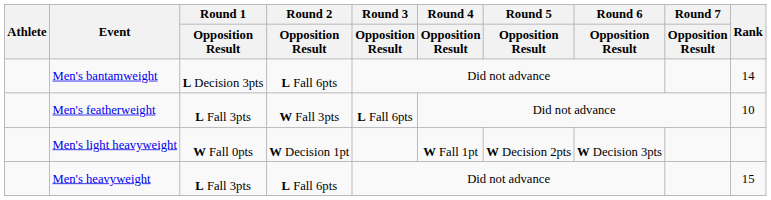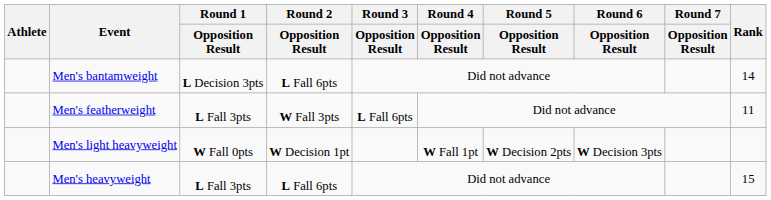(748, 110) 10 -> (748, 110) 11
